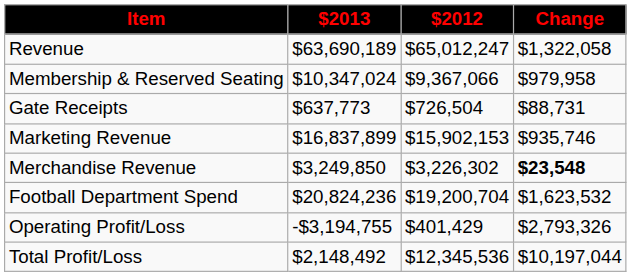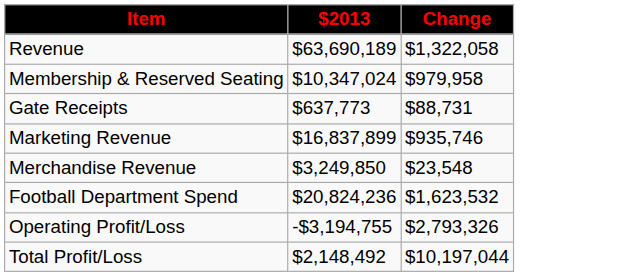- column: (457, 19)
(552, 167) bold -> (439, 167) normal
